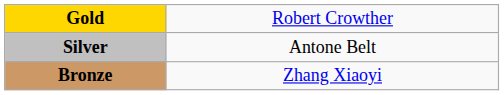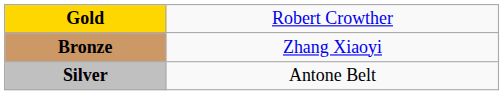rows swapped: (85, 47) <-> (85, 75)
